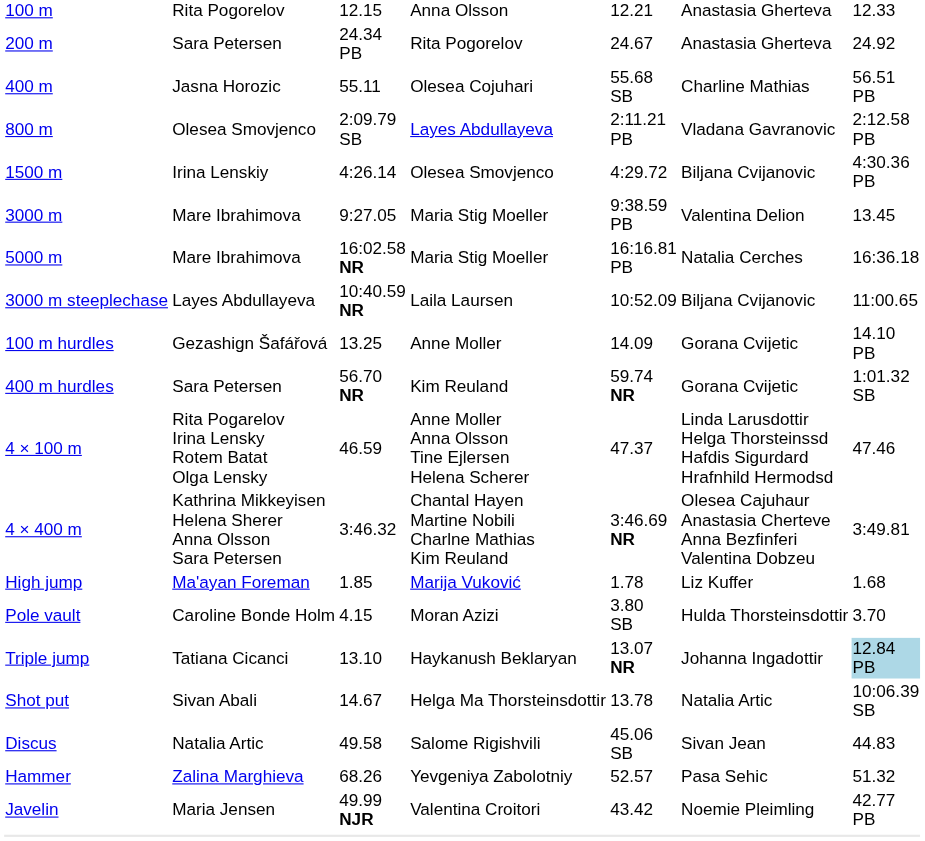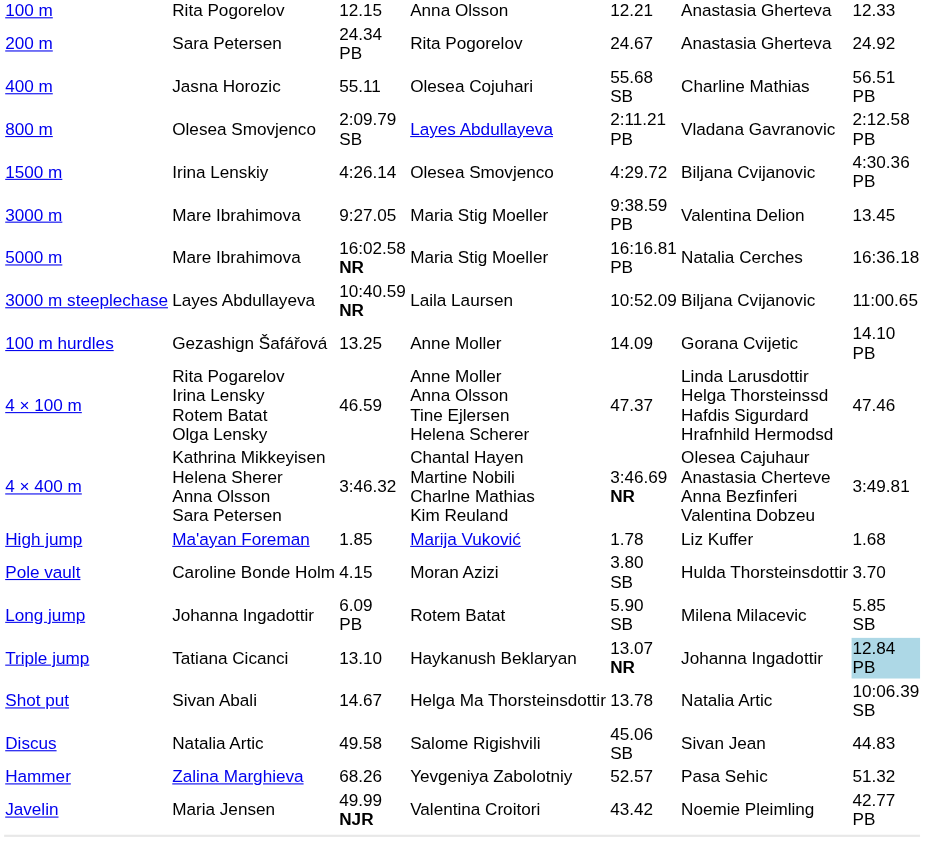- row: (59, 386)
+ row: (45, 615)
